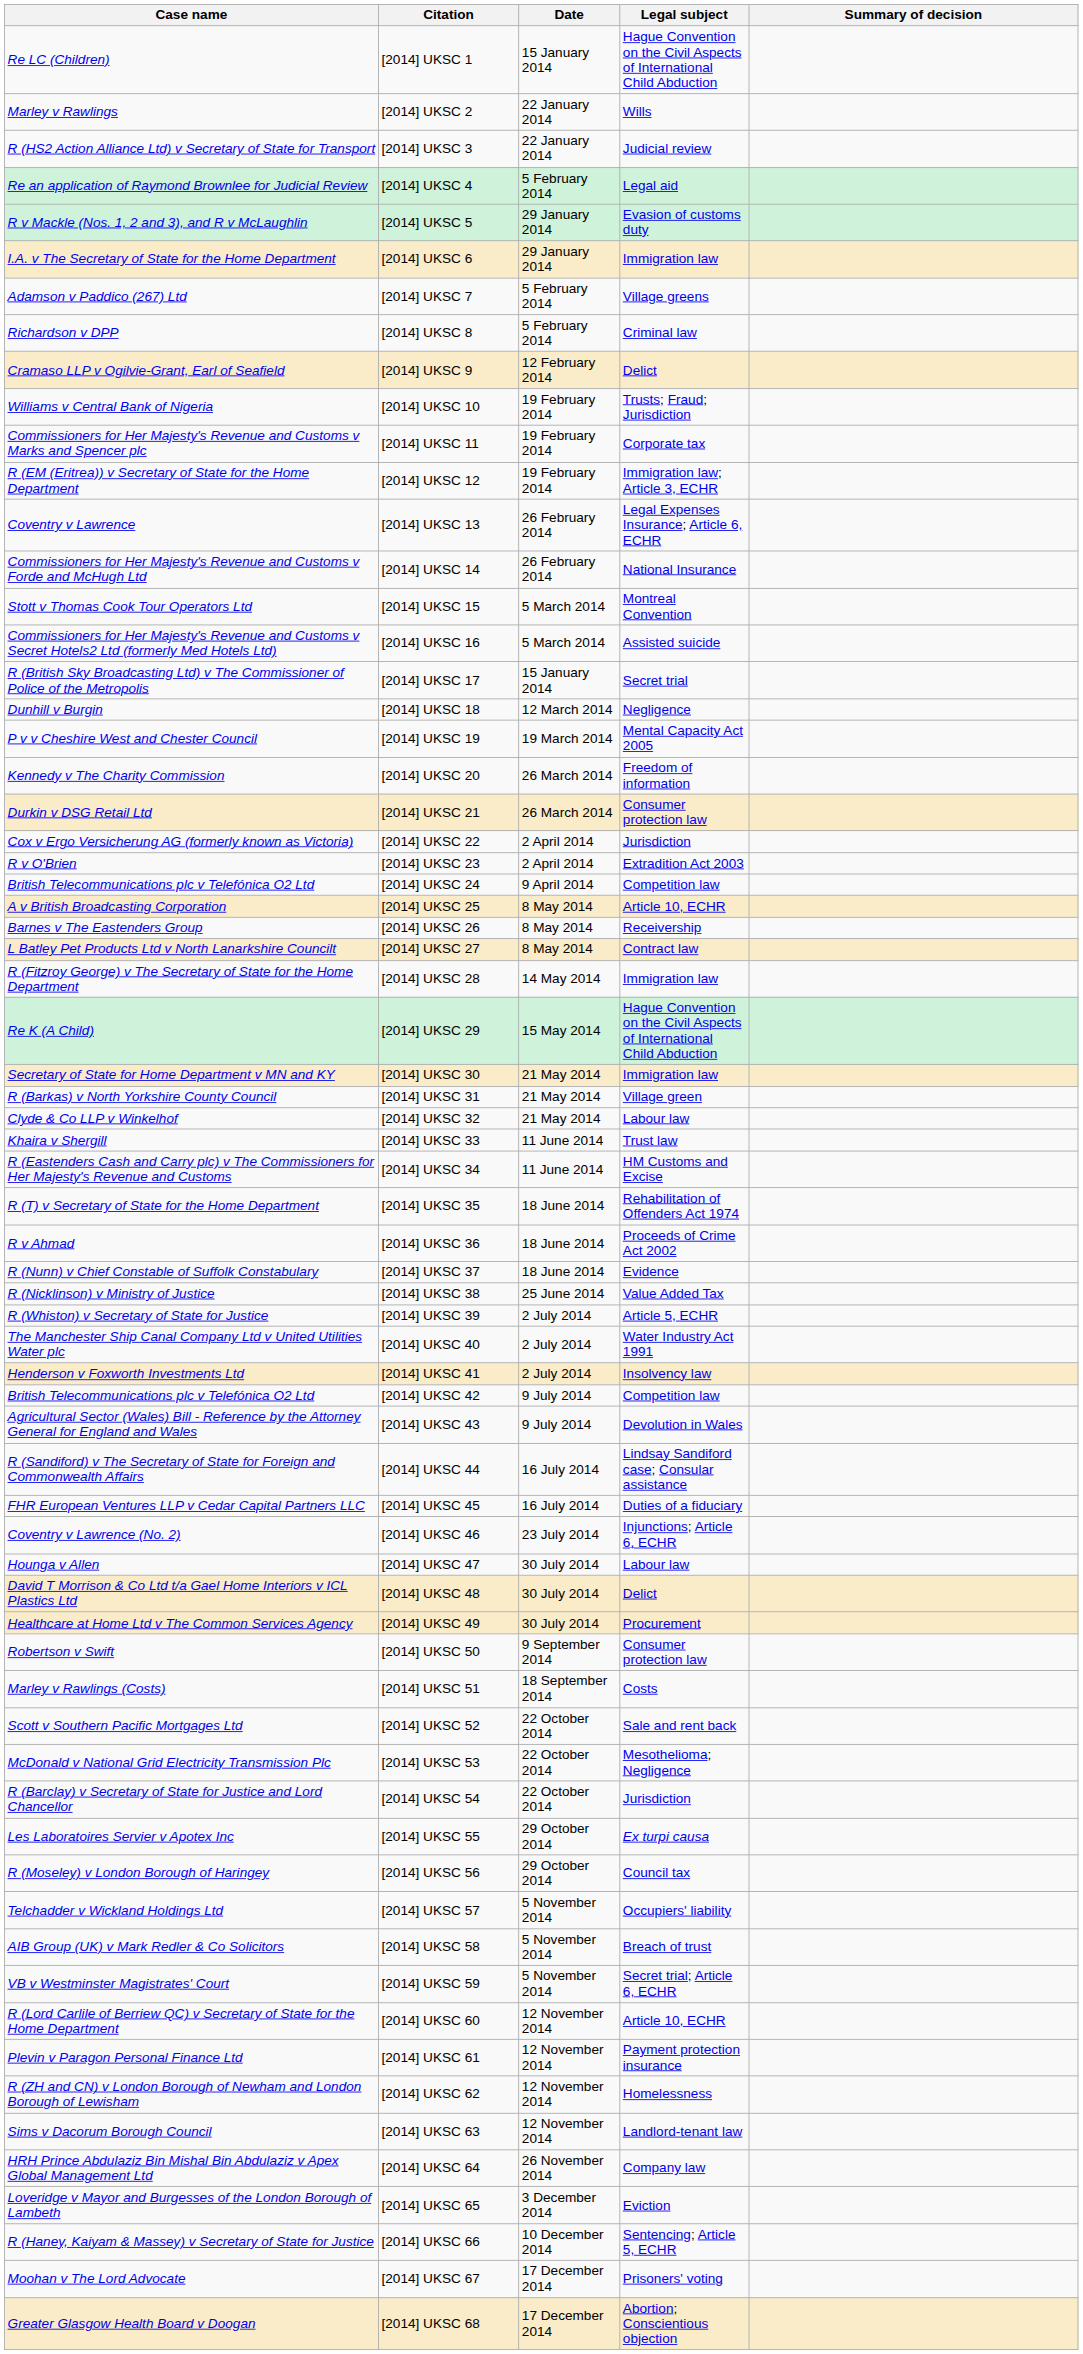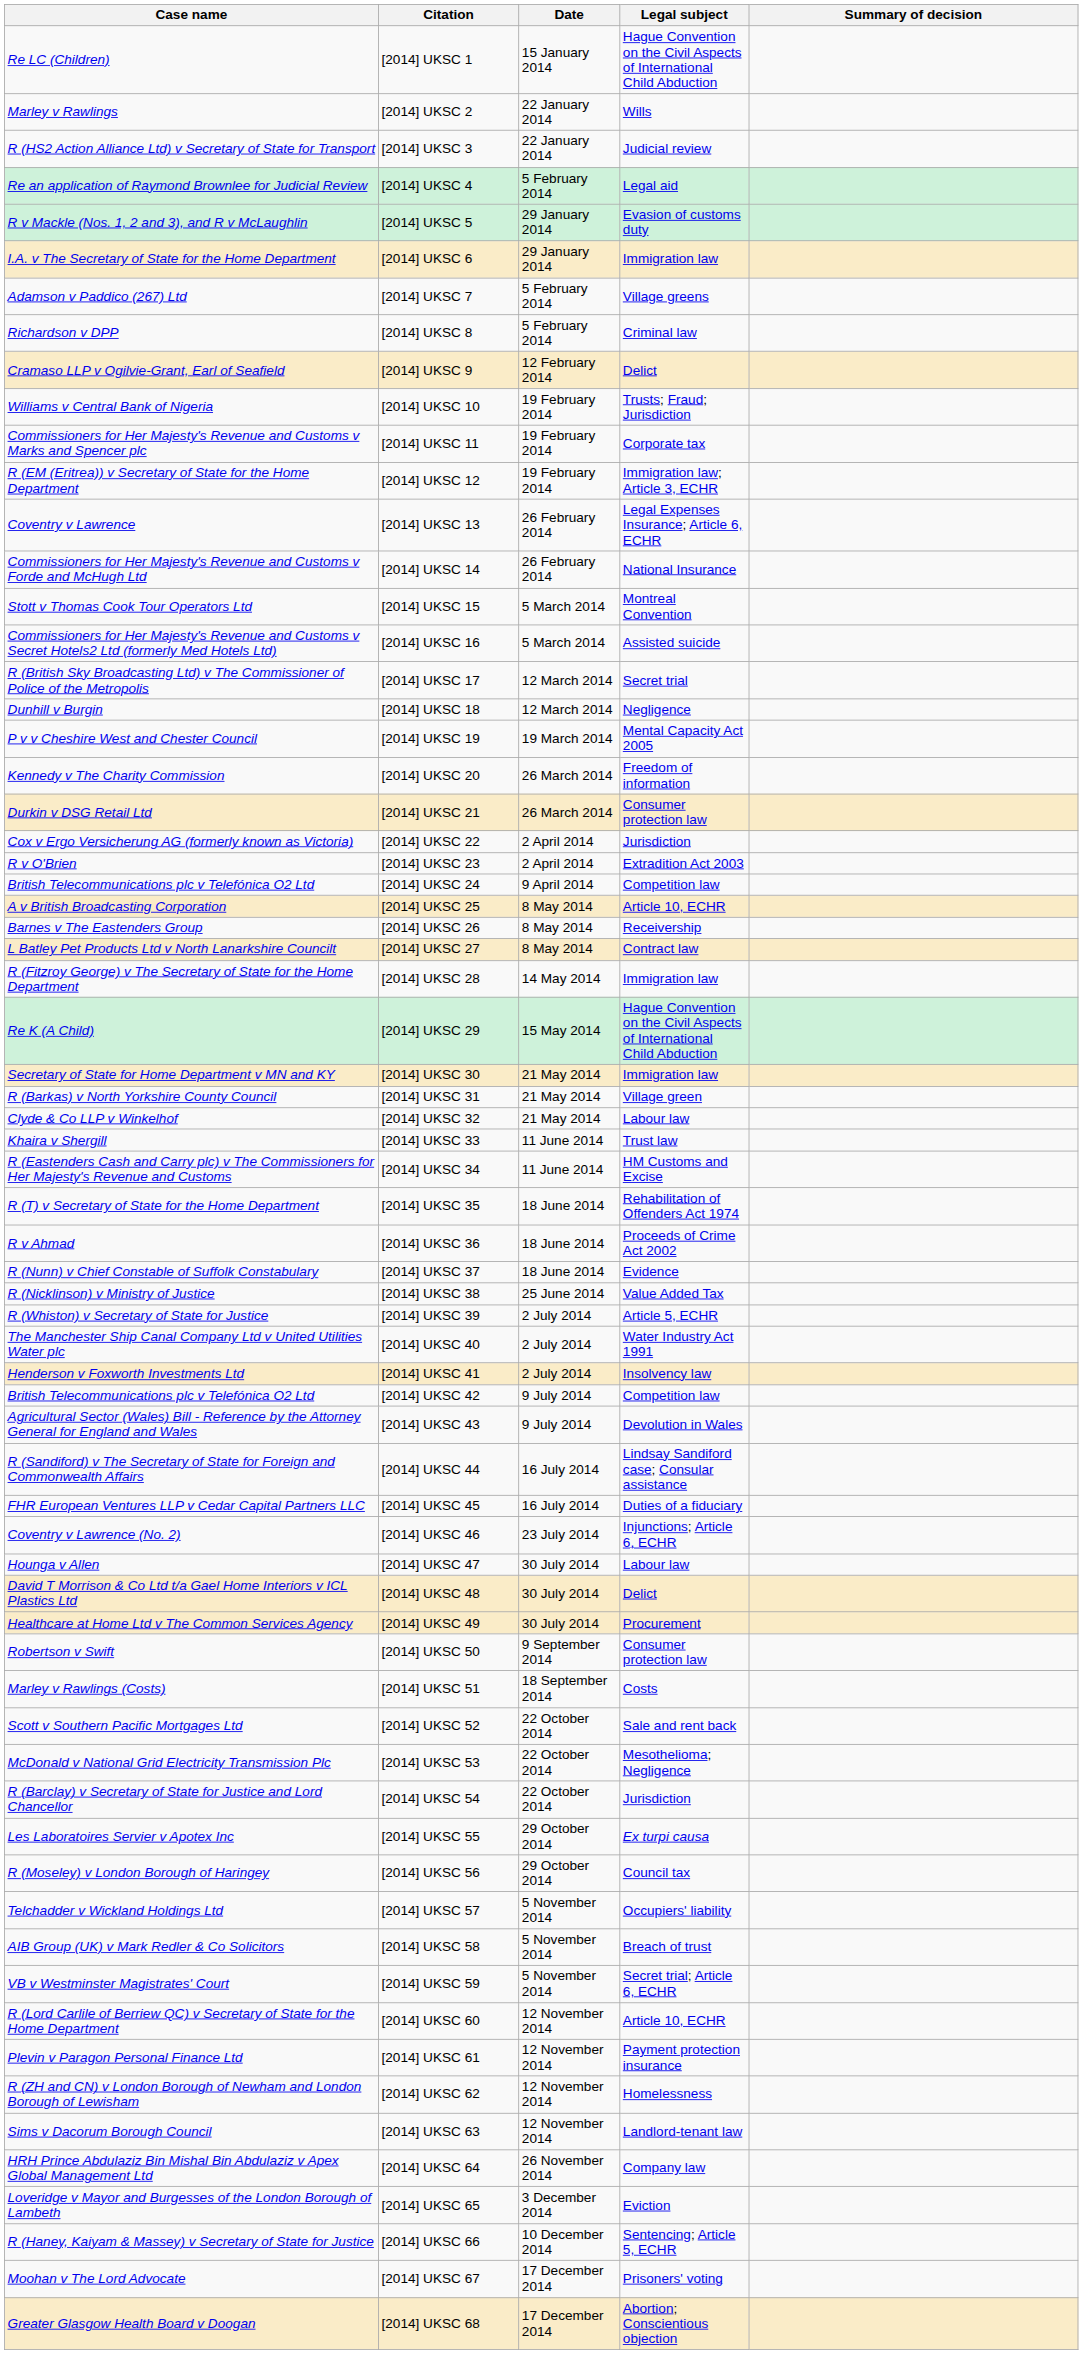(555, 680) 15 January 2014 -> (567, 680) 12 March 2014
